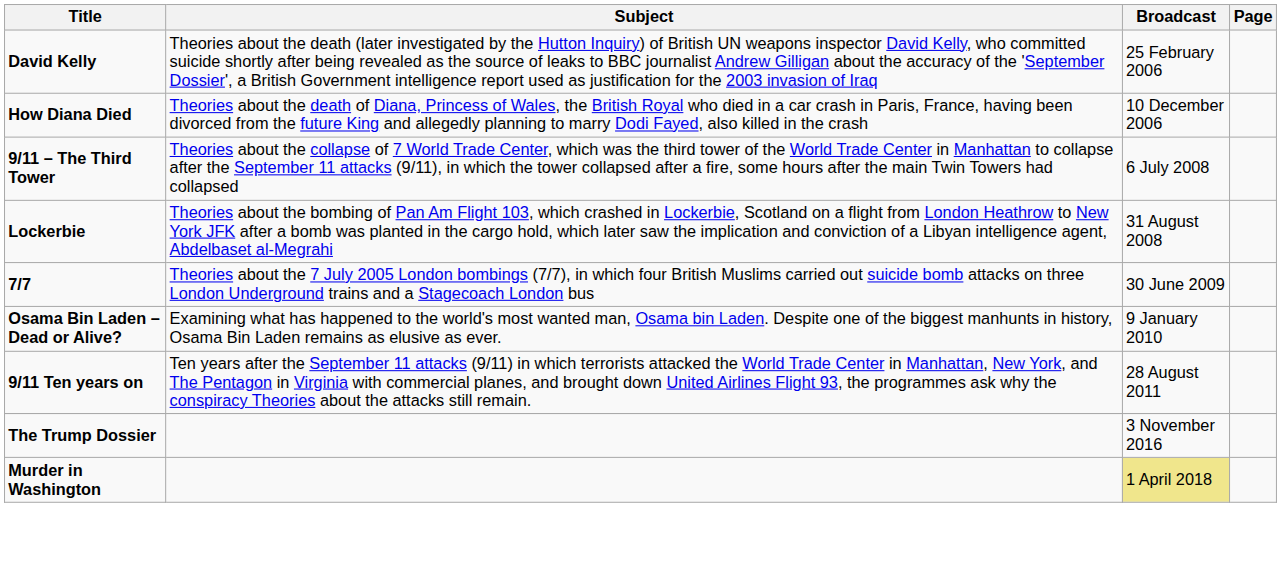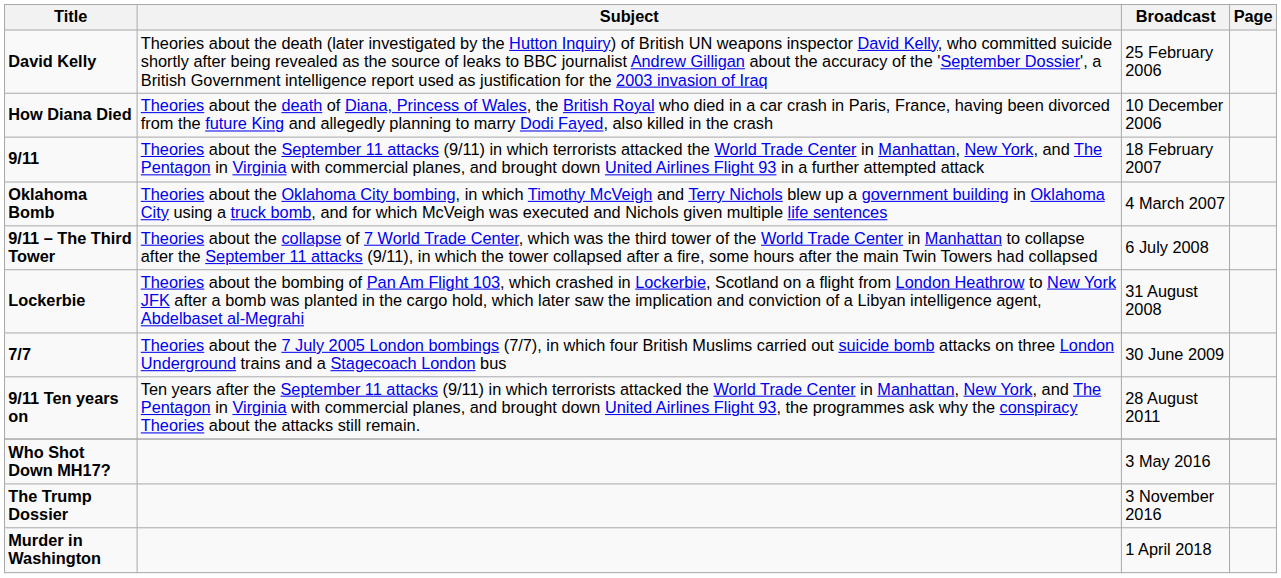+ row: (24, 159)
+ row: (48, 203)
- row: (84, 328)
+ row: (60, 461)
(1169, 479) khaki background -> (1168, 550) no background
